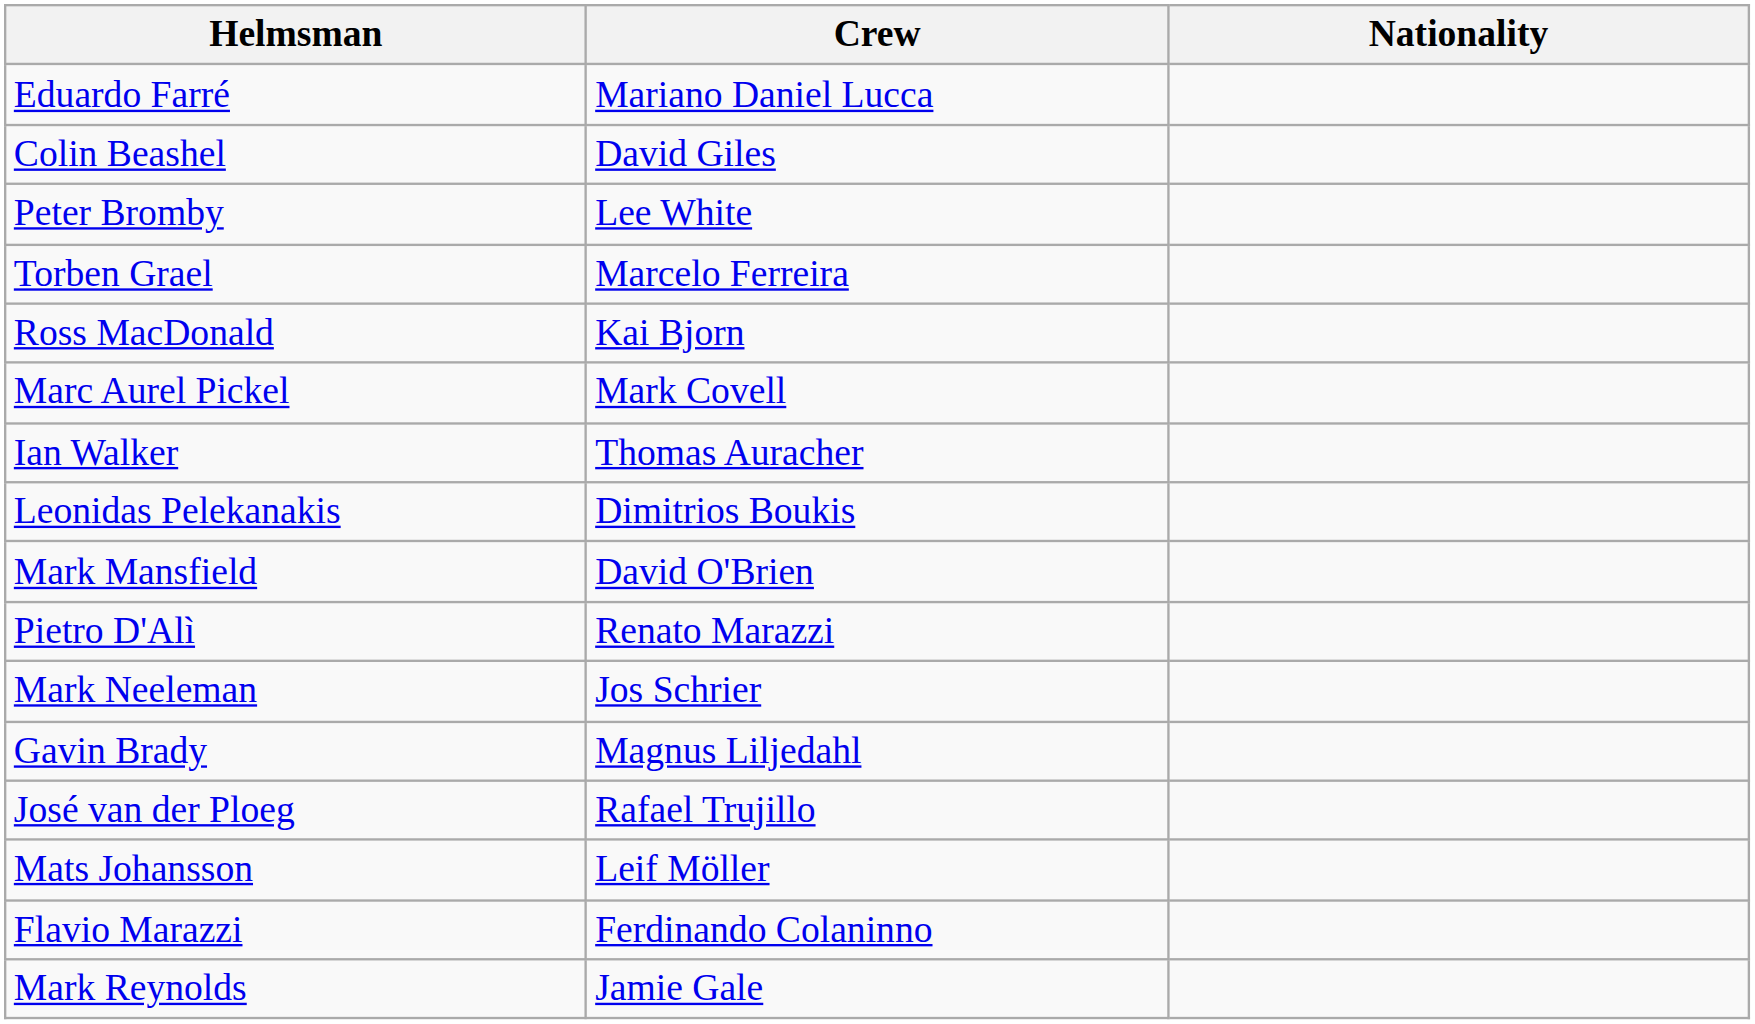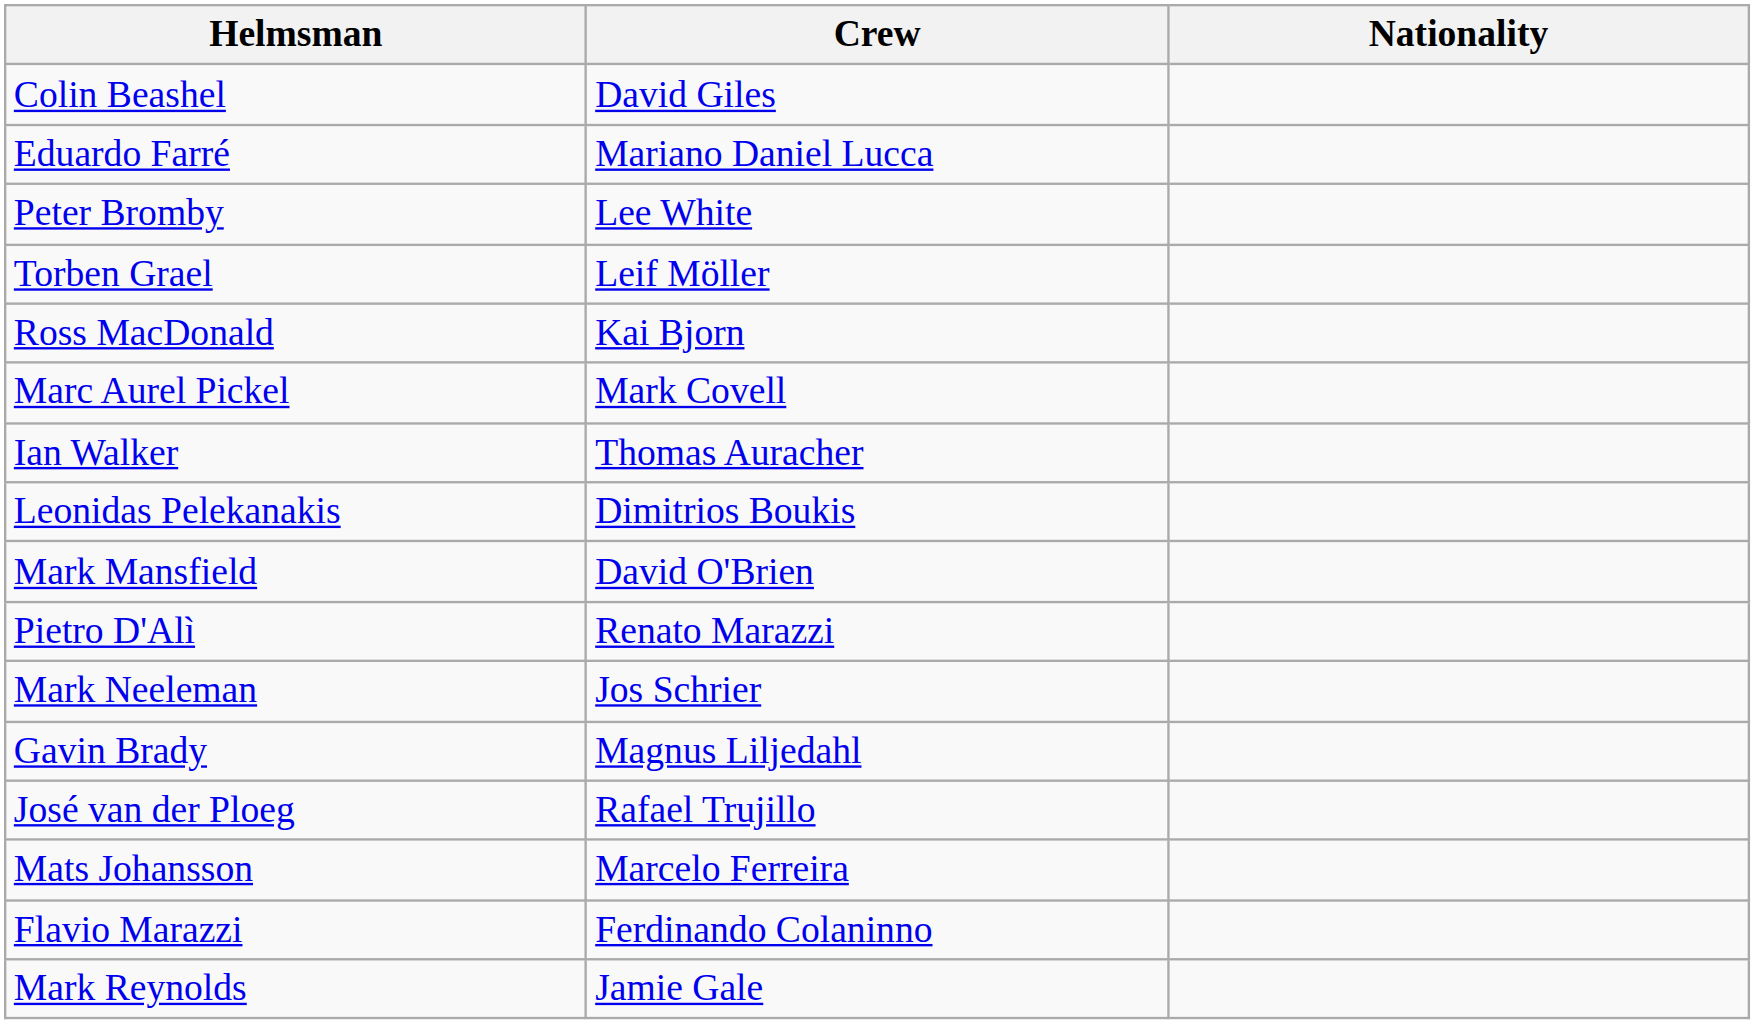rows swapped: (122, 93) <-> (120, 153)
(722, 272) Marcelo Ferreira -> (682, 272) Leif Möller
(682, 869) Leif Möller -> (722, 869) Marcelo Ferreira
